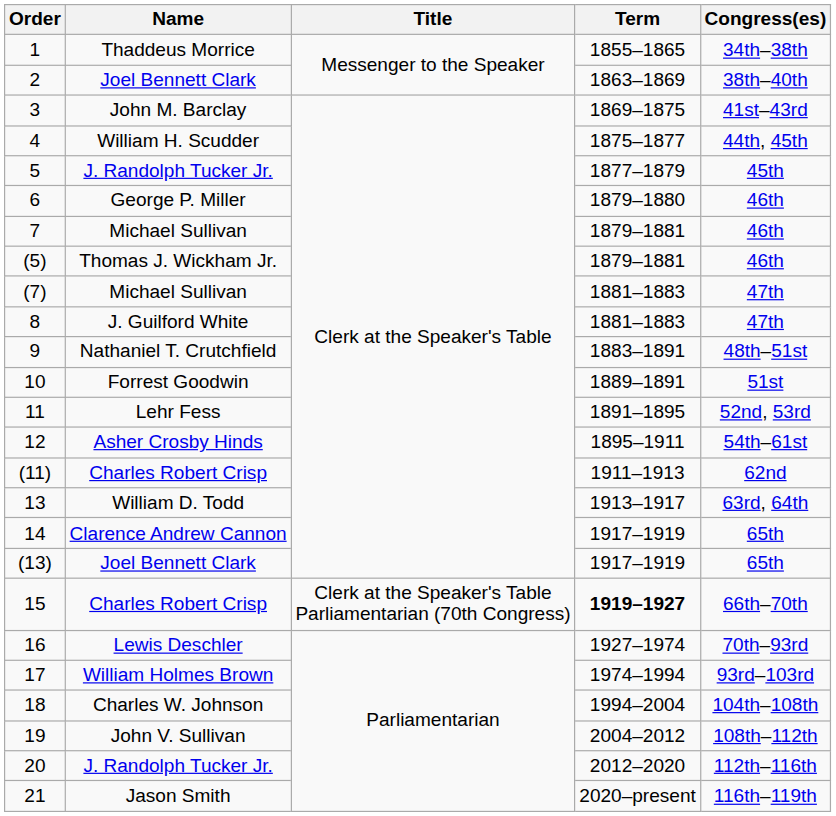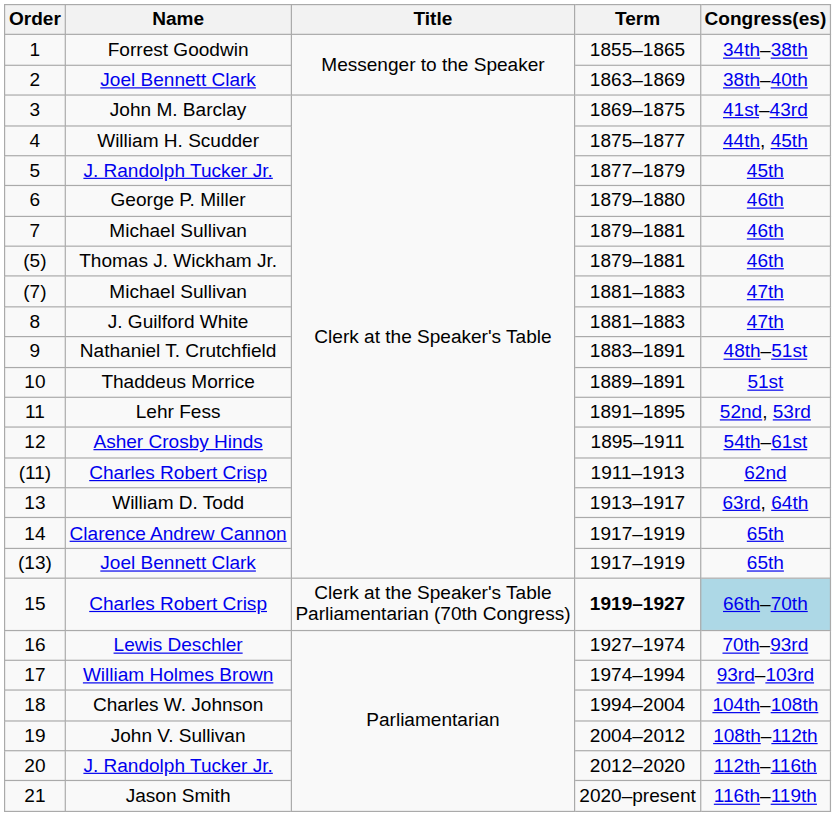(178, 49) Thaddeus Morrice -> (178, 49) Forrest Goodwin
(178, 381) Forrest Goodwin -> (178, 381) Thaddeus Morrice
(765, 604) no background -> (765, 604) lightblue background
